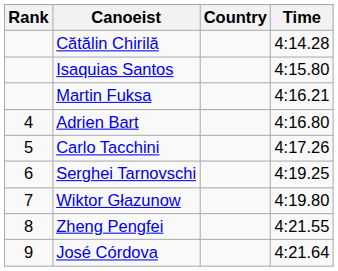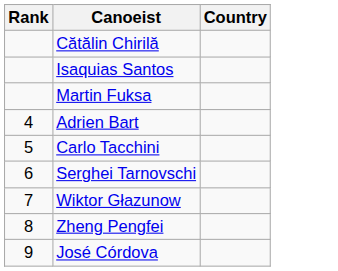- column: (302, 17)
